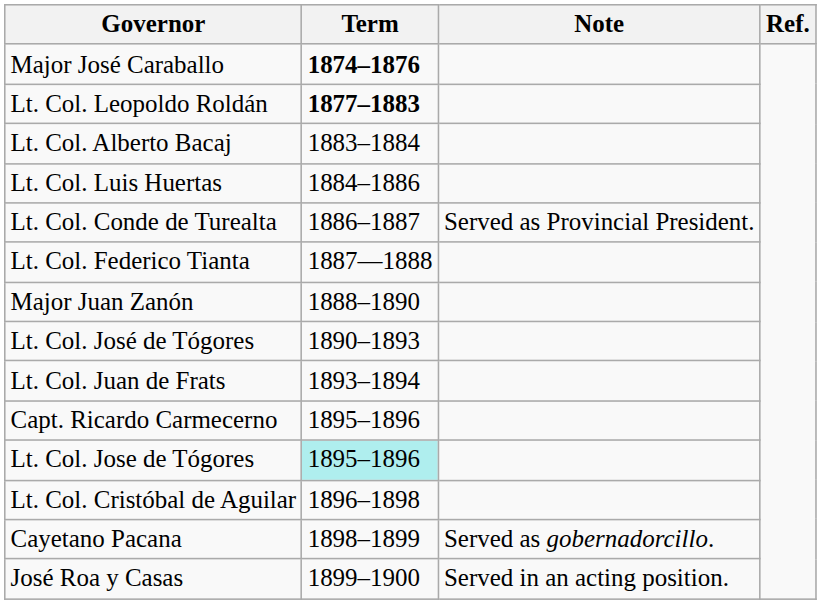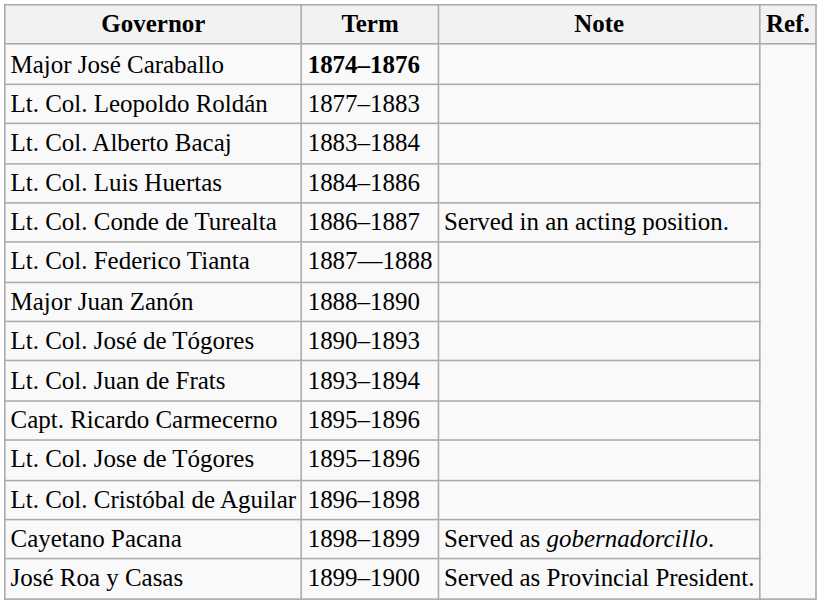(364, 103) bold -> (364, 103) normal
(599, 222) Served as Provincial President. -> (586, 222) Served in an acting position.
(364, 459) paleturquoise background -> (364, 459) no background
(586, 578) Served in an acting position. -> (599, 578) Served as Provincial President.
